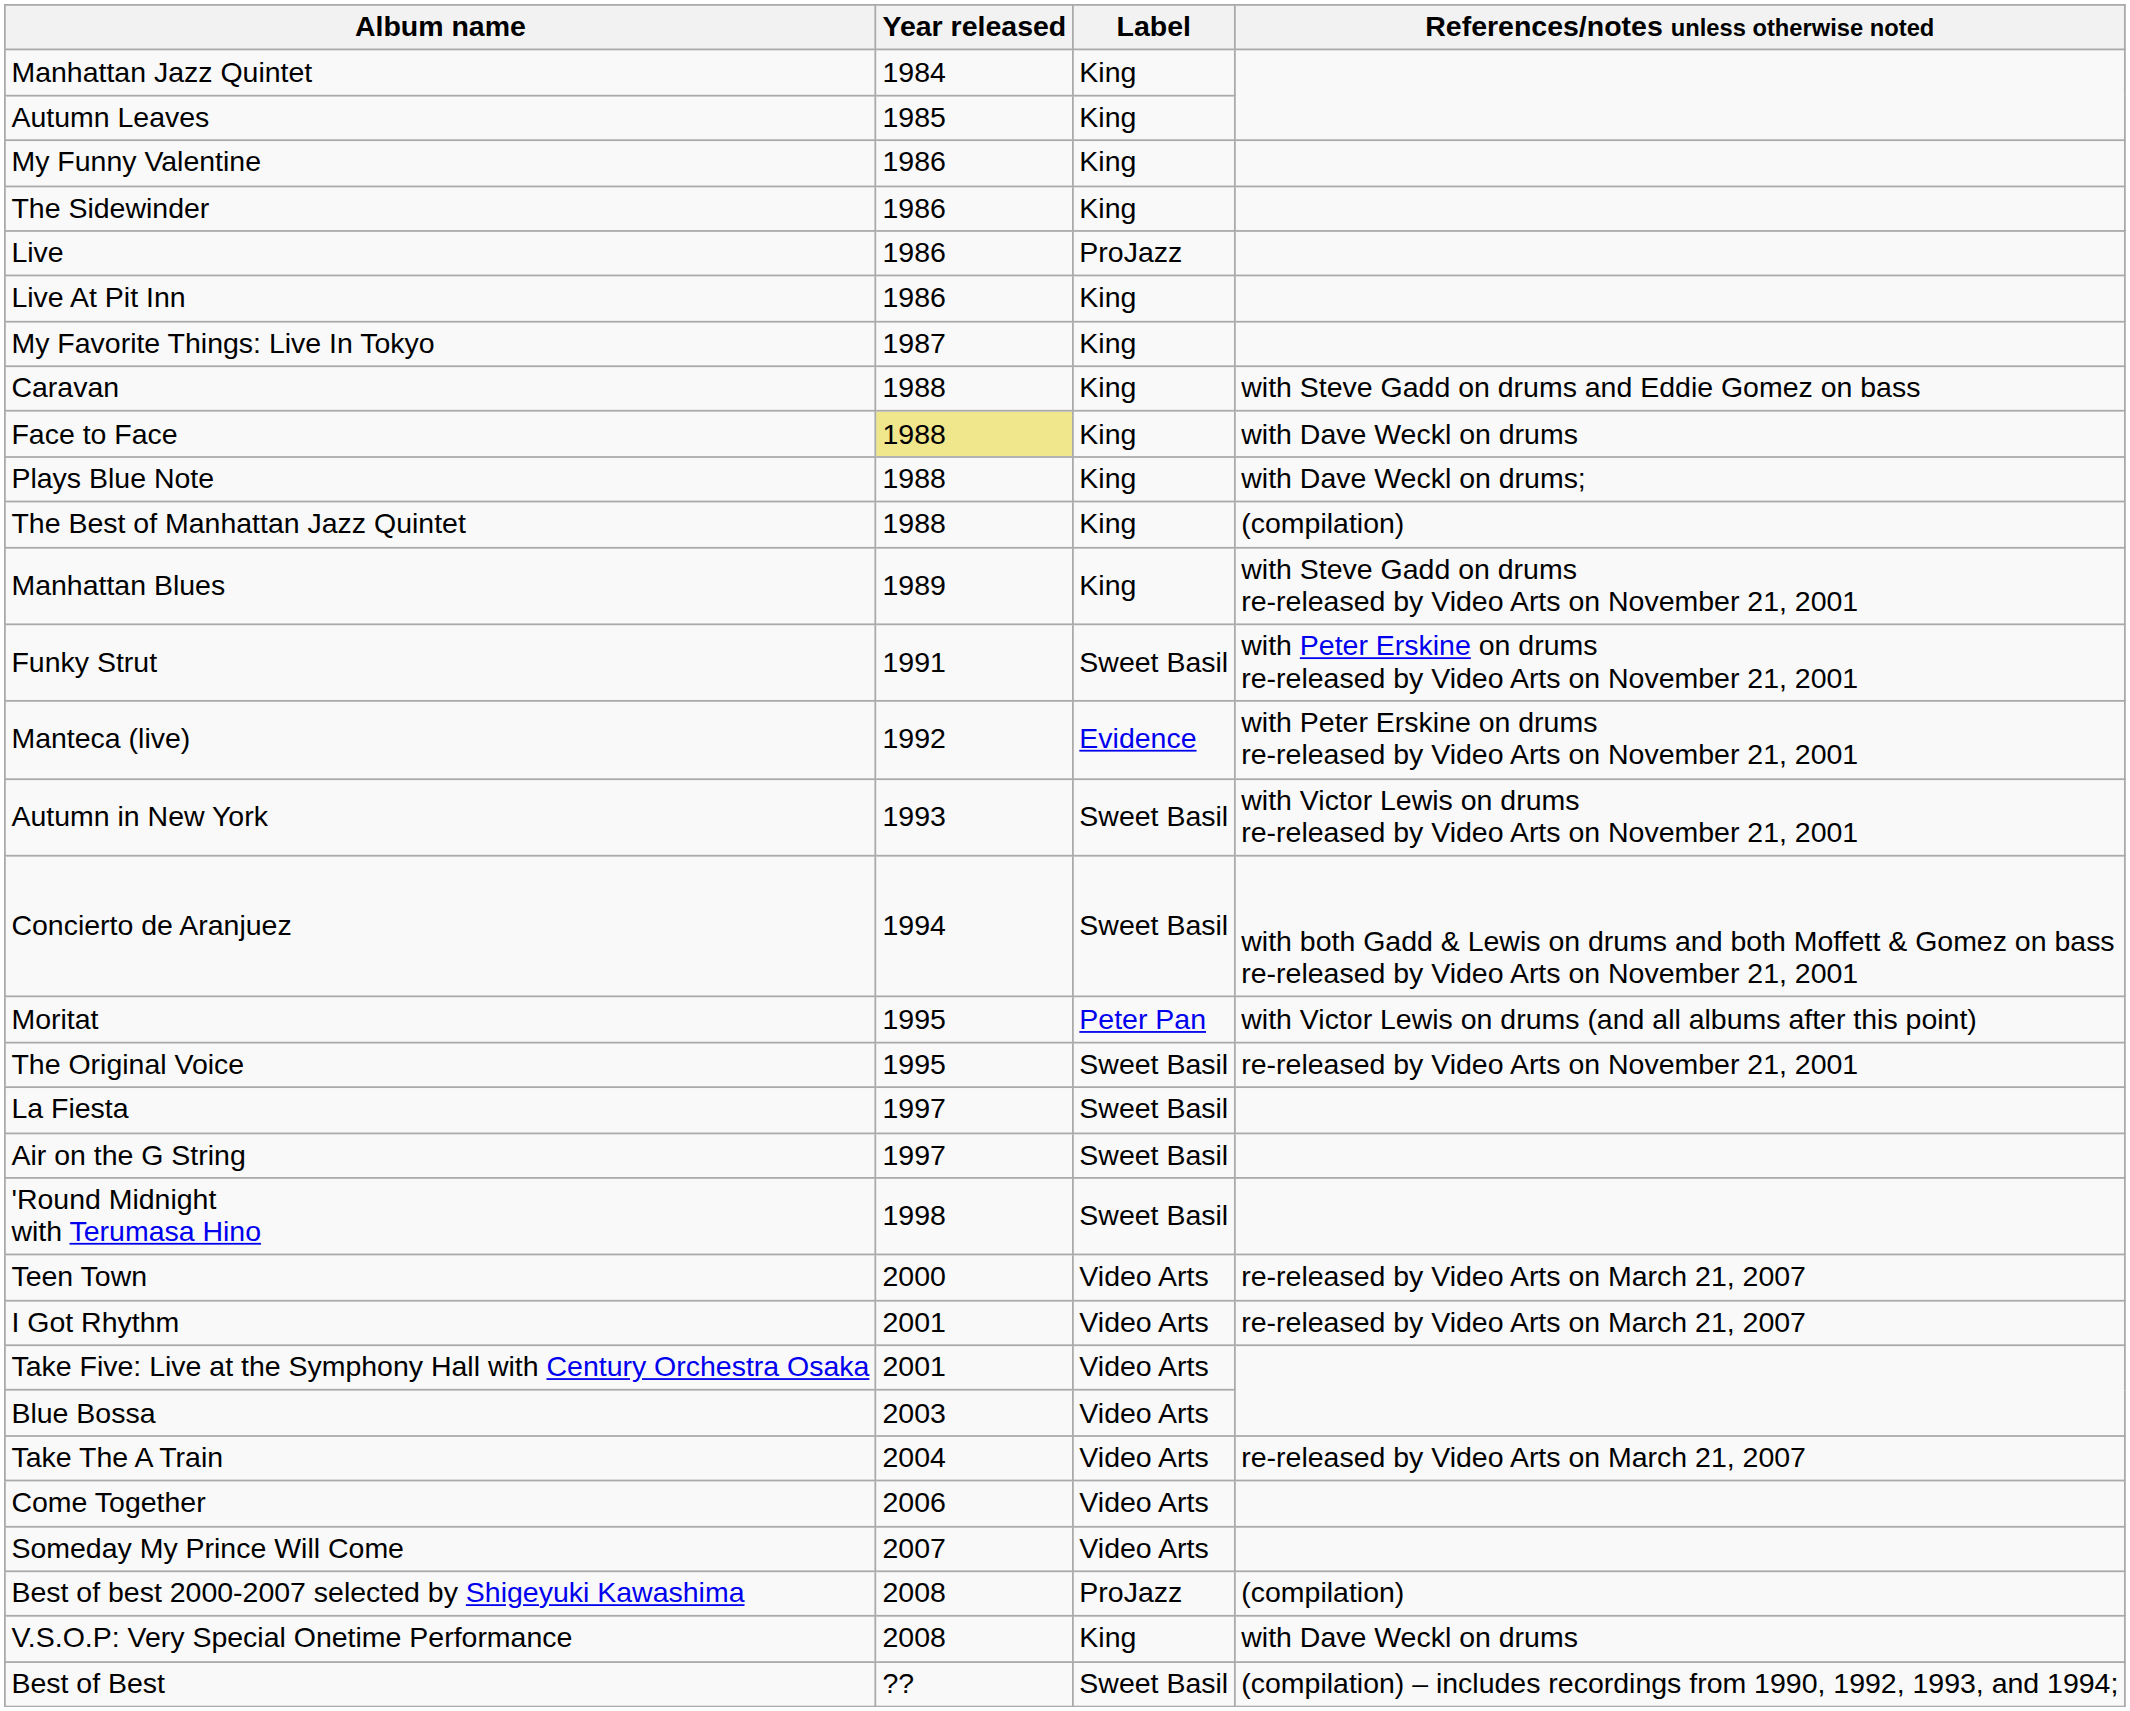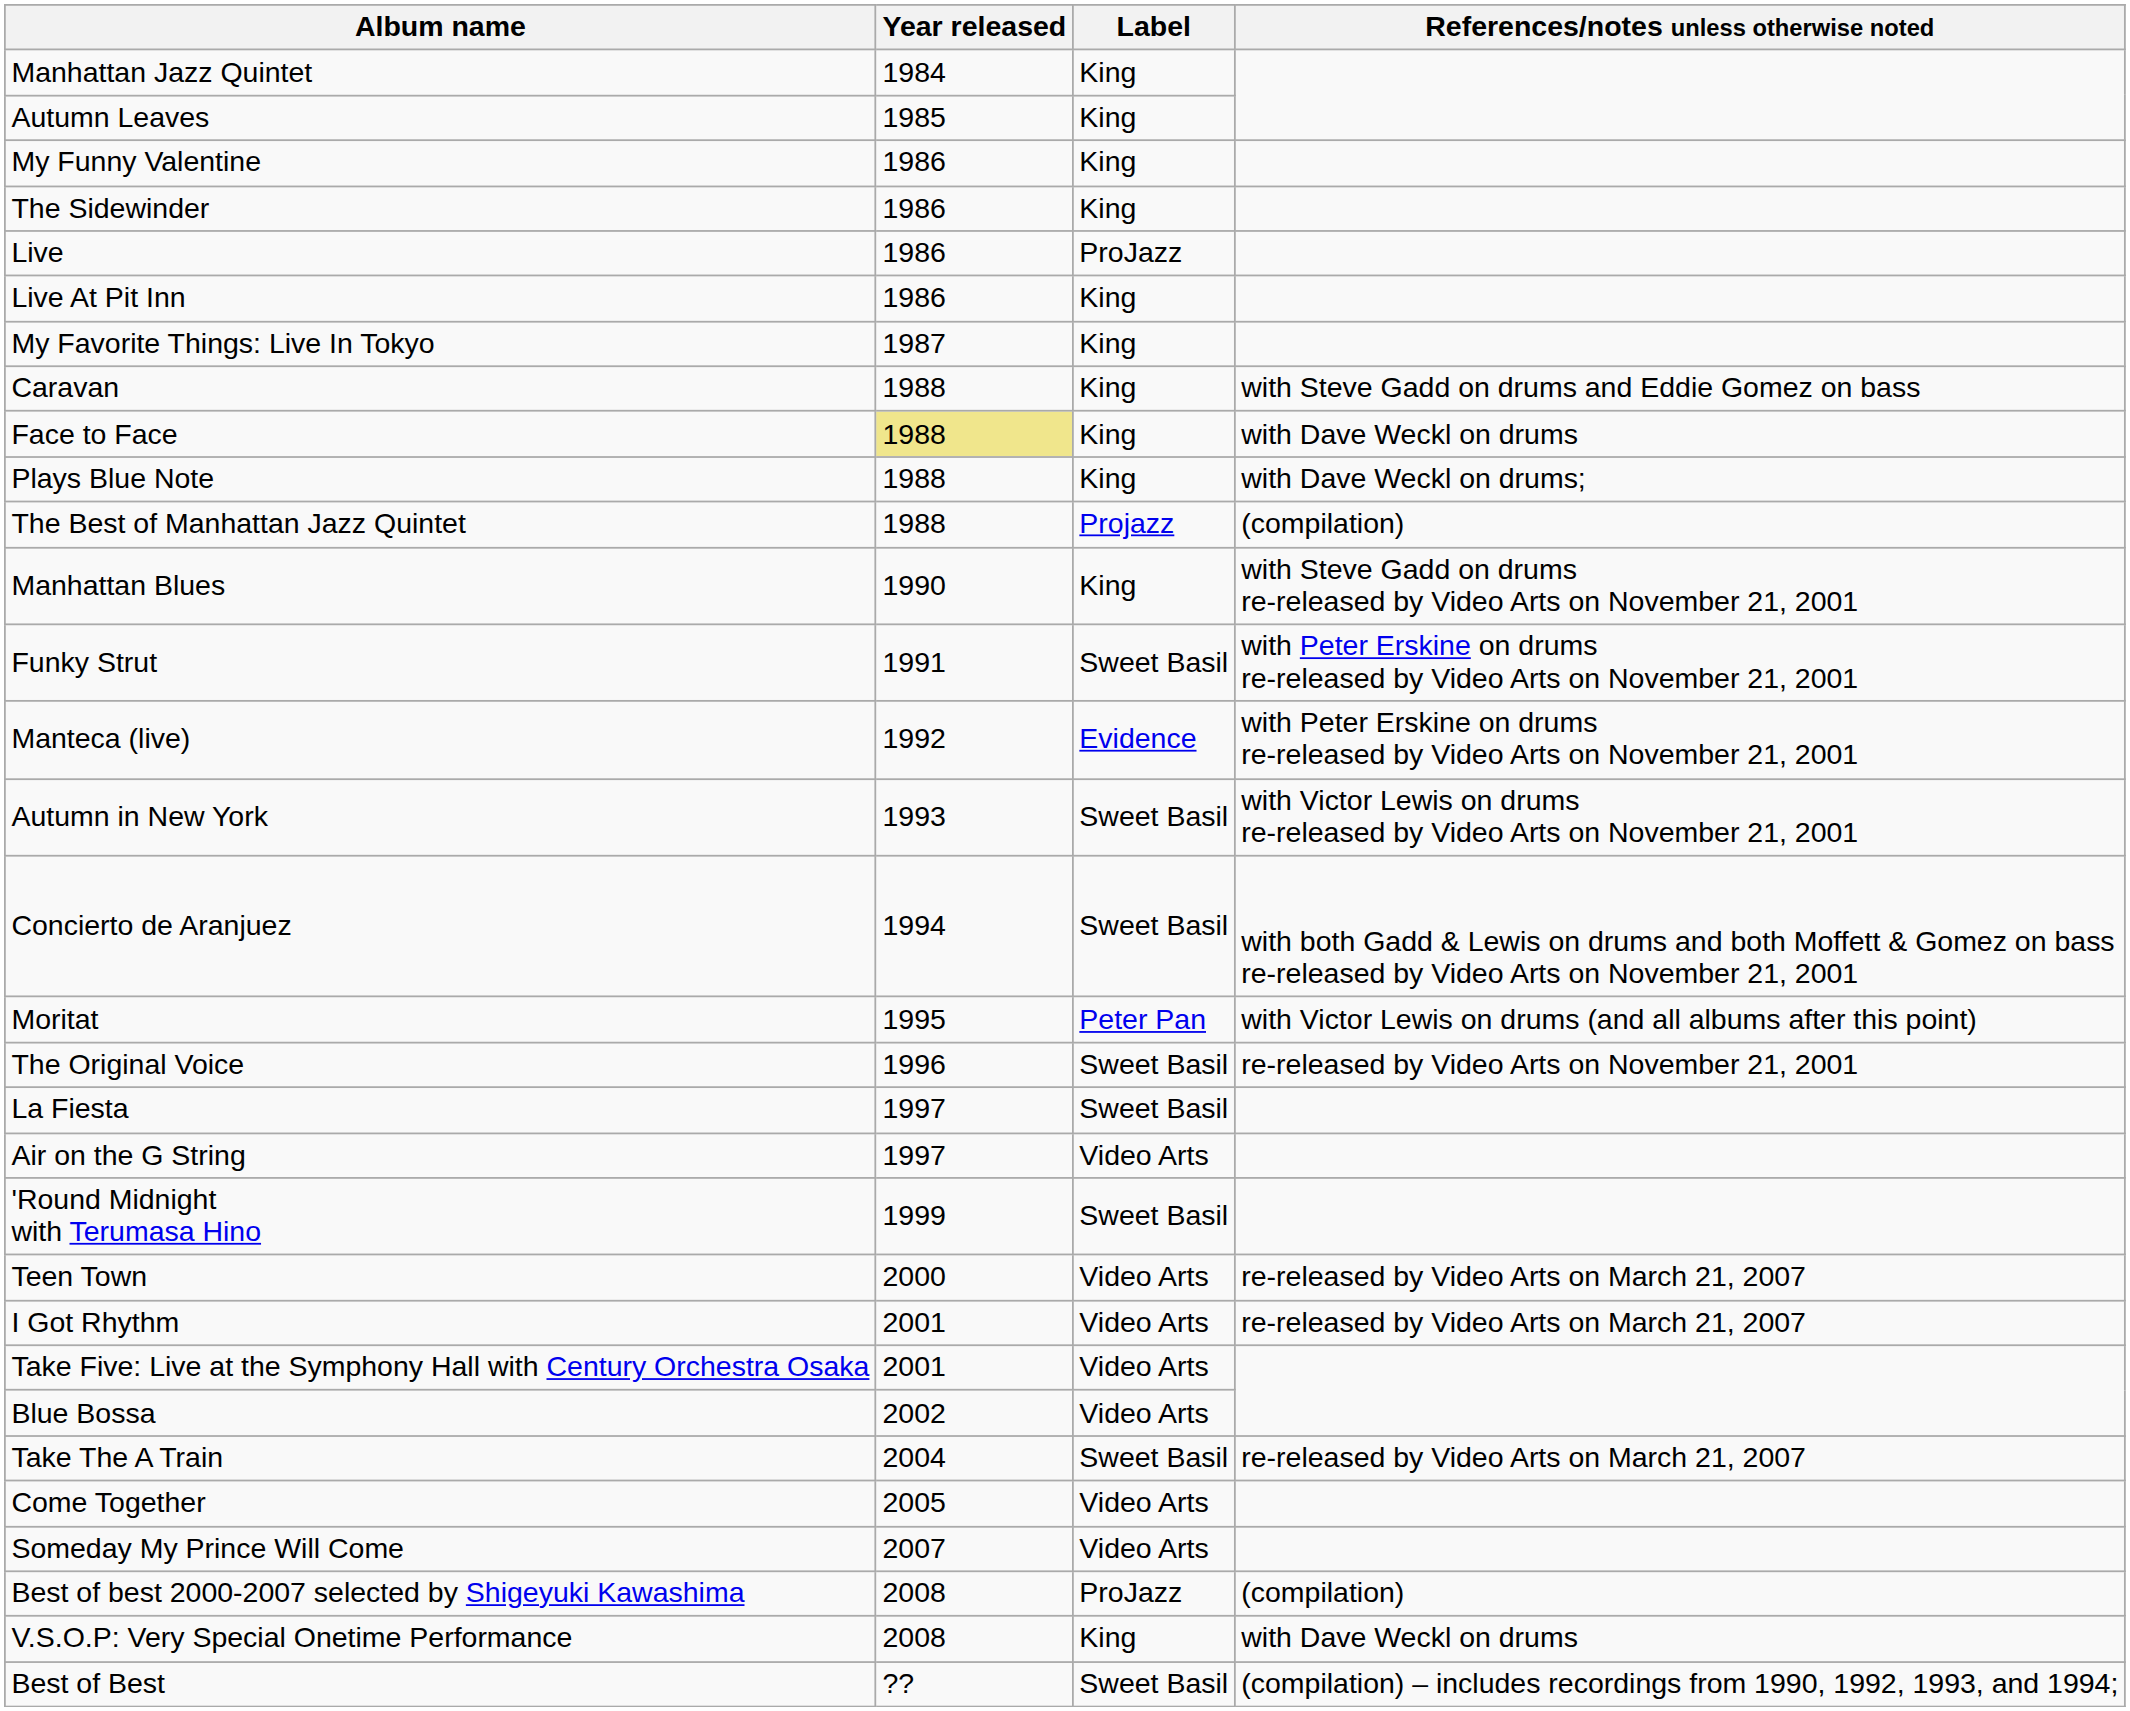(1108, 523) King -> (1127, 523) Projazz
(914, 585) 1989 -> (914, 585) 1990
(914, 1064) 1995 -> (914, 1064) 1996
(1154, 1154) Sweet Basil -> (1144, 1154) Video Arts
(914, 1215) 1998 -> (914, 1215) 1999
(914, 1412) 2003 -> (914, 1412) 2002
(1144, 1457) Video Arts -> (1154, 1457) Sweet Basil
(914, 1502) 2006 -> (914, 1502) 2005
